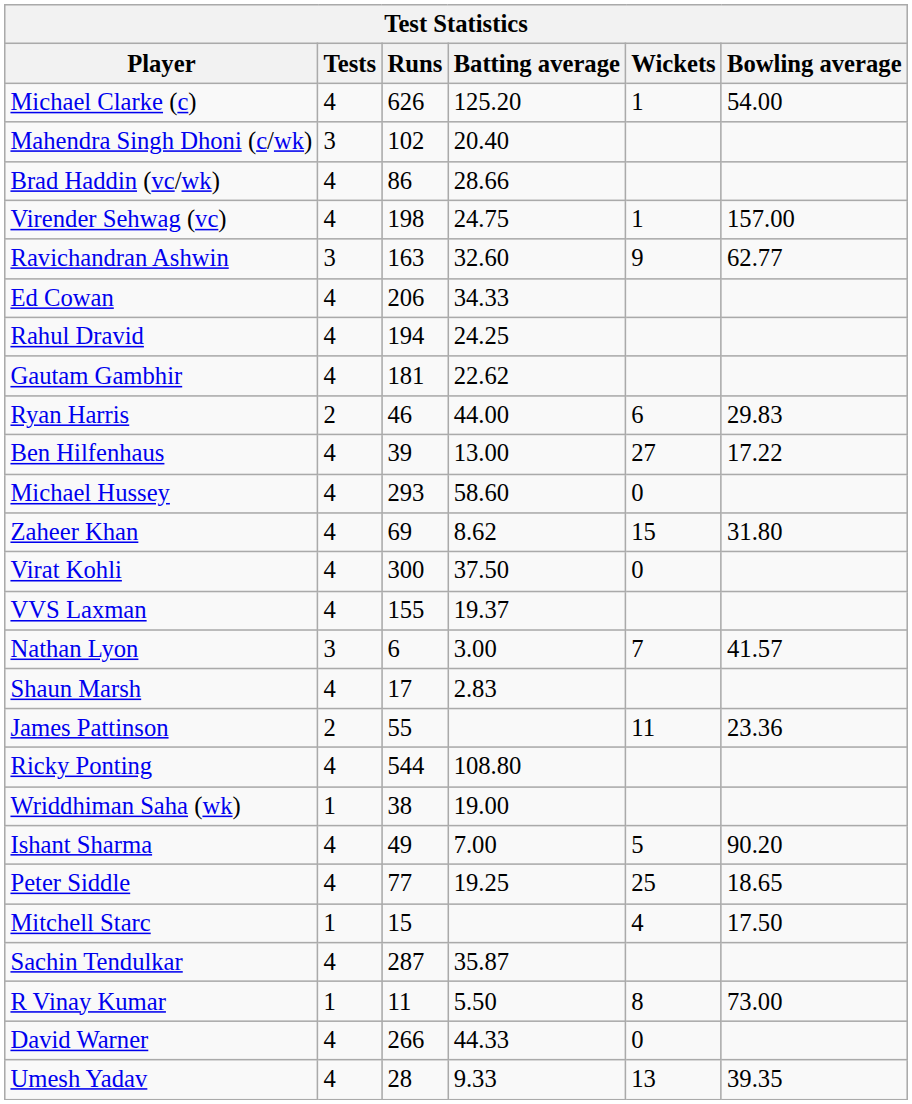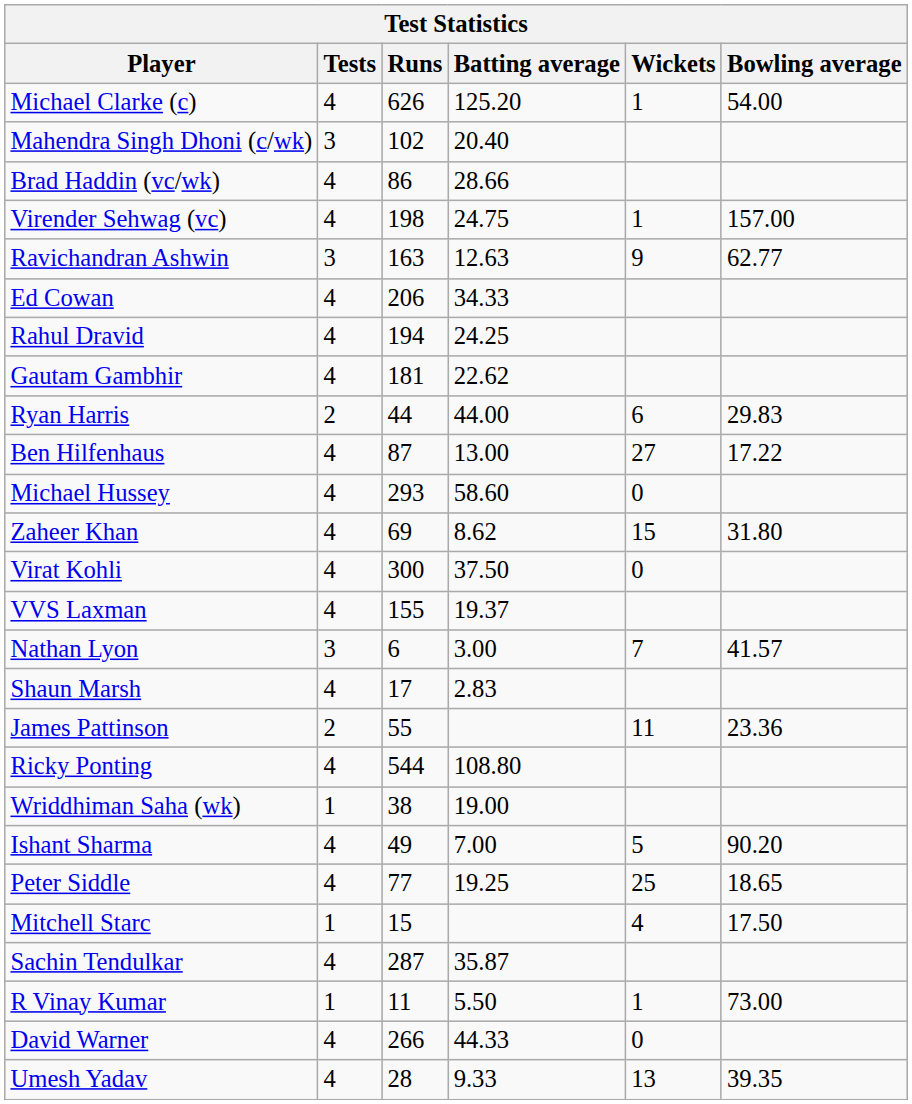(481, 258) 32.60 -> (481, 258) 12.63
(400, 414) 46 -> (400, 414) 44
(400, 453) 39 -> (400, 453) 87
(637, 1000) 8 -> (637, 1000) 1
